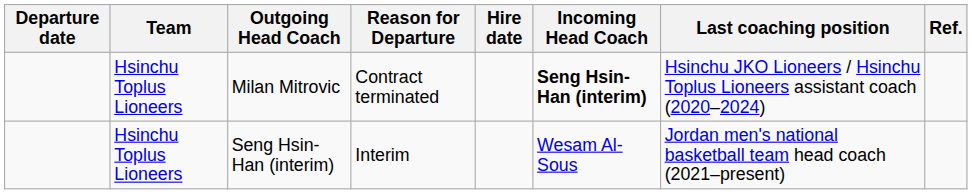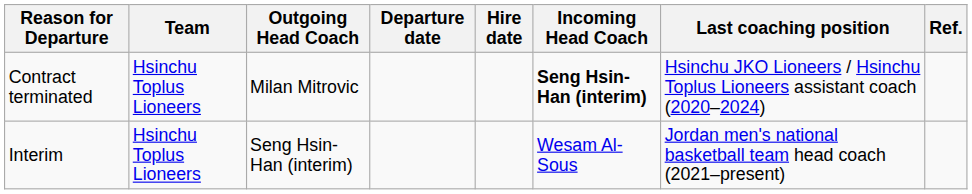columns swapped: (57, 28) <-> (413, 28)
